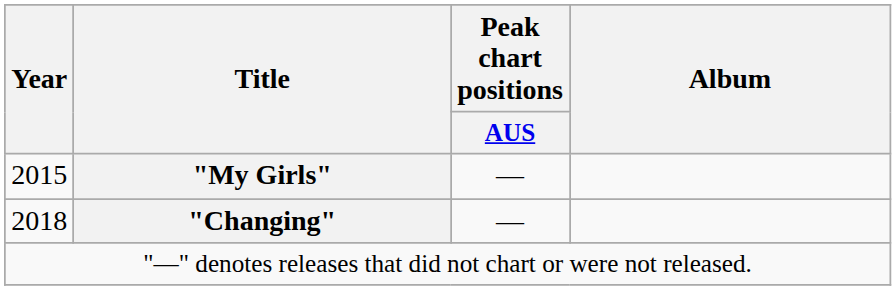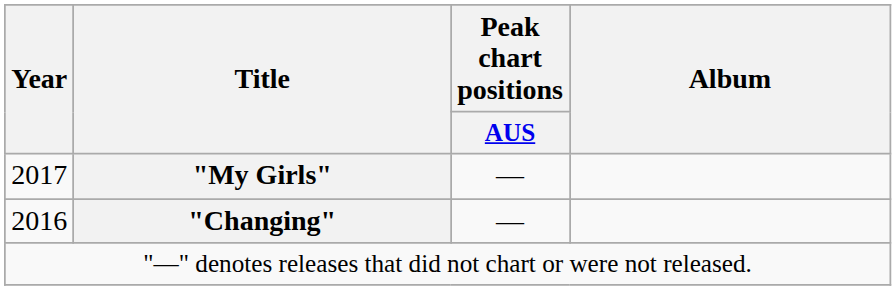(39, 175) 2015 -> (39, 175) 2017
(39, 220) 2018 -> (39, 220) 2016
